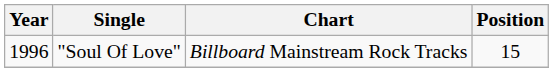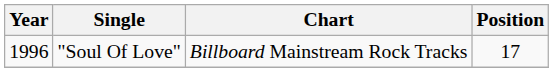(510, 51) 15 -> (510, 51) 17
